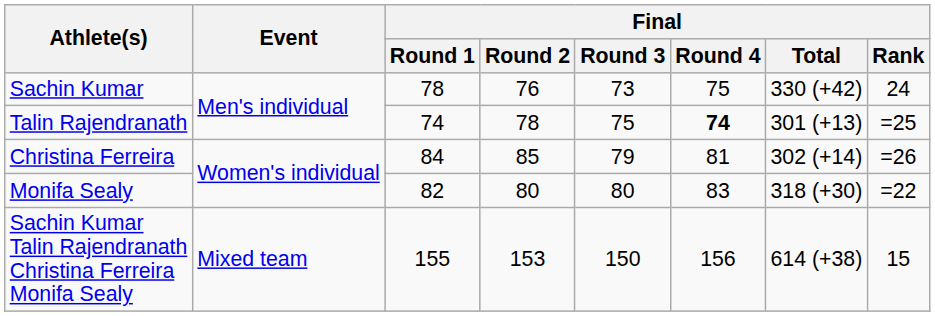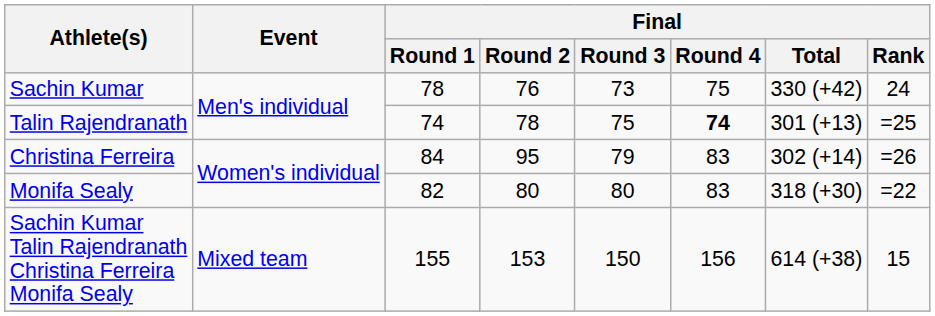(528, 157) 85 -> (528, 157) 95
(718, 157) 81 -> (718, 157) 83
